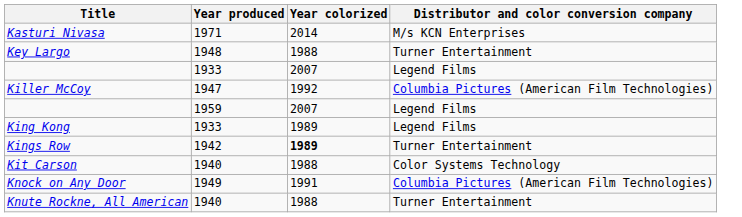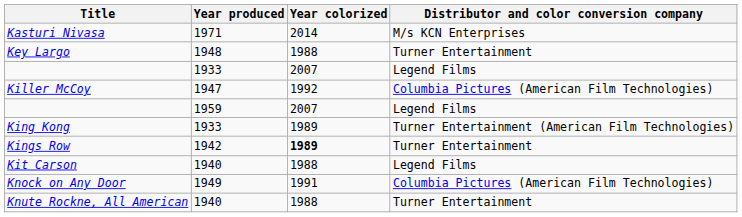(435, 127) Legend Films -> (564, 127) Turner Entertainment (American Film Technologies)
(477, 165) Color Systems Technology -> (435, 165) Legend Films
